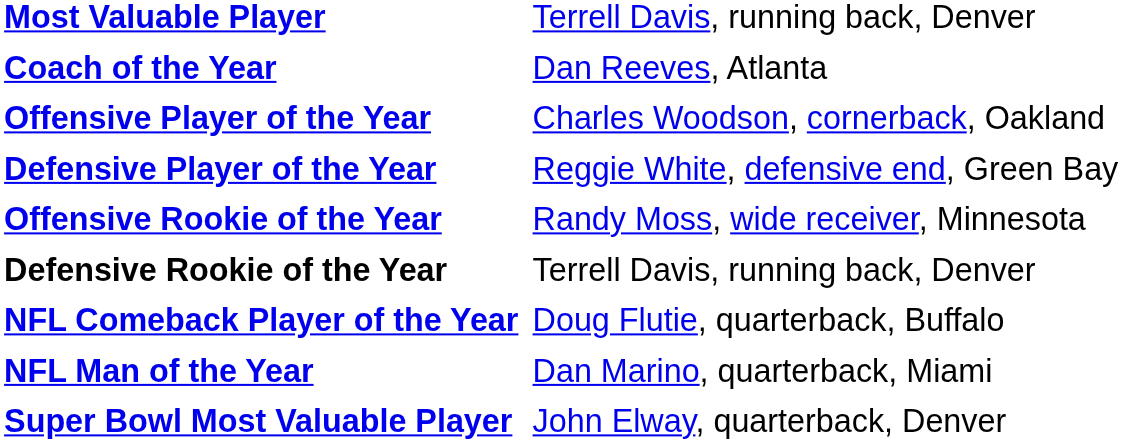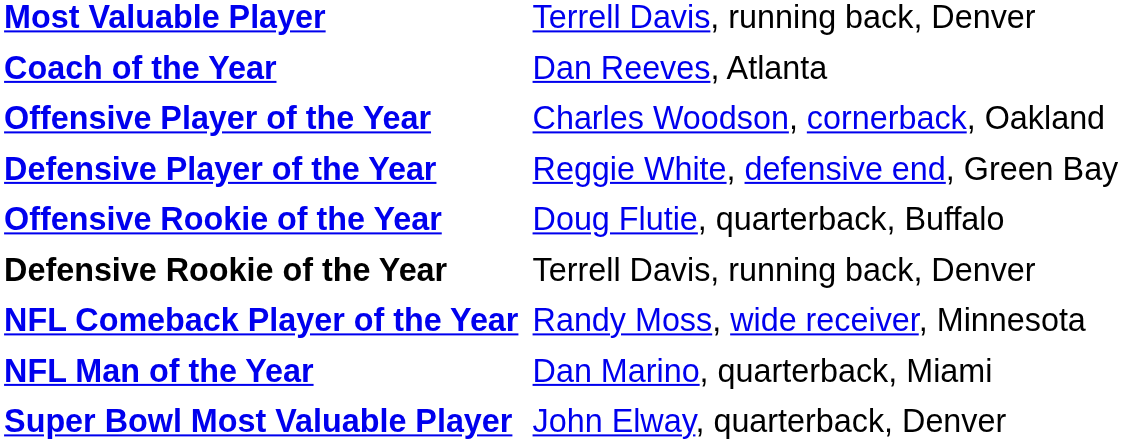(809, 219) Randy Moss, wide receiver, Minnesota -> (769, 219) Doug Flutie, quarterback, Buffalo
(769, 320) Doug Flutie, quarterback, Buffalo -> (809, 320) Randy Moss, wide receiver, Minnesota
